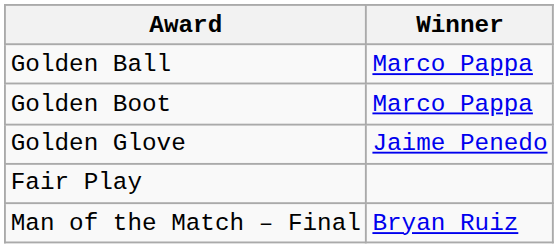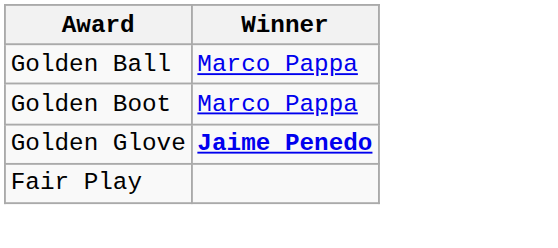(460, 144) normal -> (285, 144) bold
- row: (186, 223)
